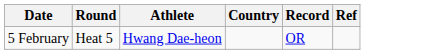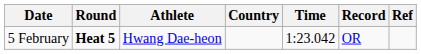+ column: (310, 15)
(94, 37) normal -> (95, 37) bold
